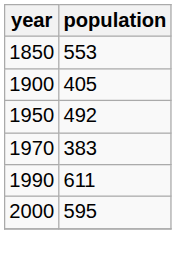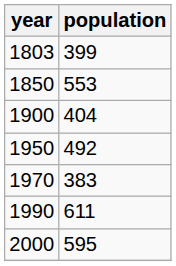+ row: (32, 52)
(80, 84) 405 -> (80, 116) 404
